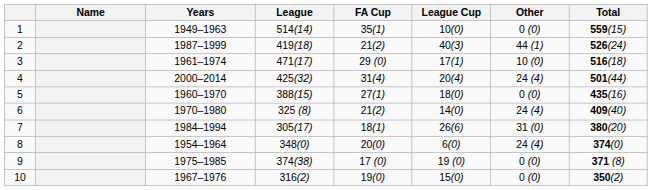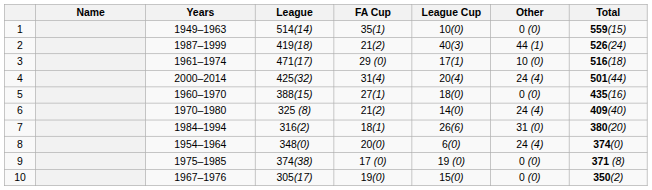(294, 128) 305(17) -> (294, 128) 316(2)
(294, 177) 316(2) -> (294, 177) 305(17)
